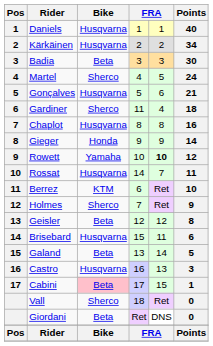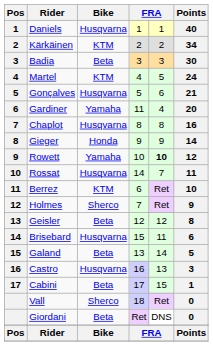(103, 44) Husqvarna -> (103, 44) KTM
(103, 76) Sherco -> (103, 76) KTM
(103, 108) Sherco -> (103, 108) Yamaha
(191, 108) 18 -> (191, 108) 20
(103, 285) pink background -> (103, 285) no background
